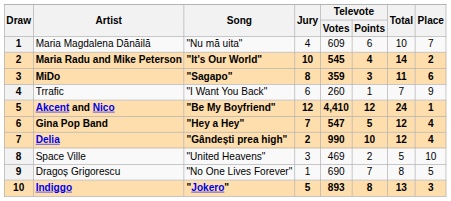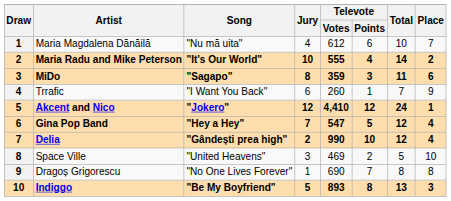(336, 44) 609 -> (336, 44) 612
(336, 60) 545 -> (336, 60) 555
(231, 108) "Be My Boyfriend" -> (208, 108) "Jokero"
(431, 172) 5 -> (431, 172) 8
(208, 188) "Jokero" -> (231, 188) "Be My Boyfriend"
